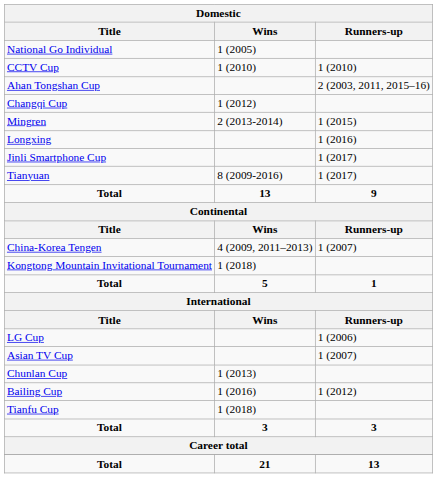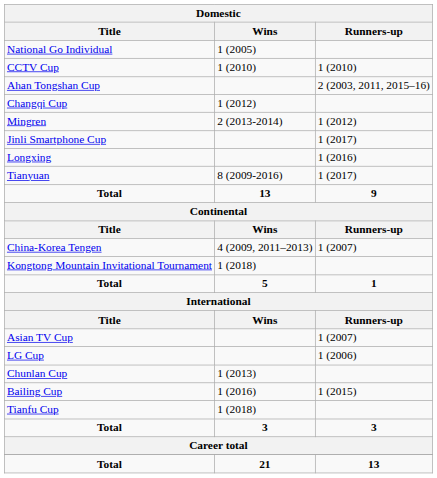(337, 121) 1 (2015) -> (337, 121) 1 (2012)
rows swapped: (29, 139) <-> (57, 157)
rows swapped: (25, 337) <-> (40, 355)
(337, 391) 1 (2012) -> (337, 391) 1 (2015)
